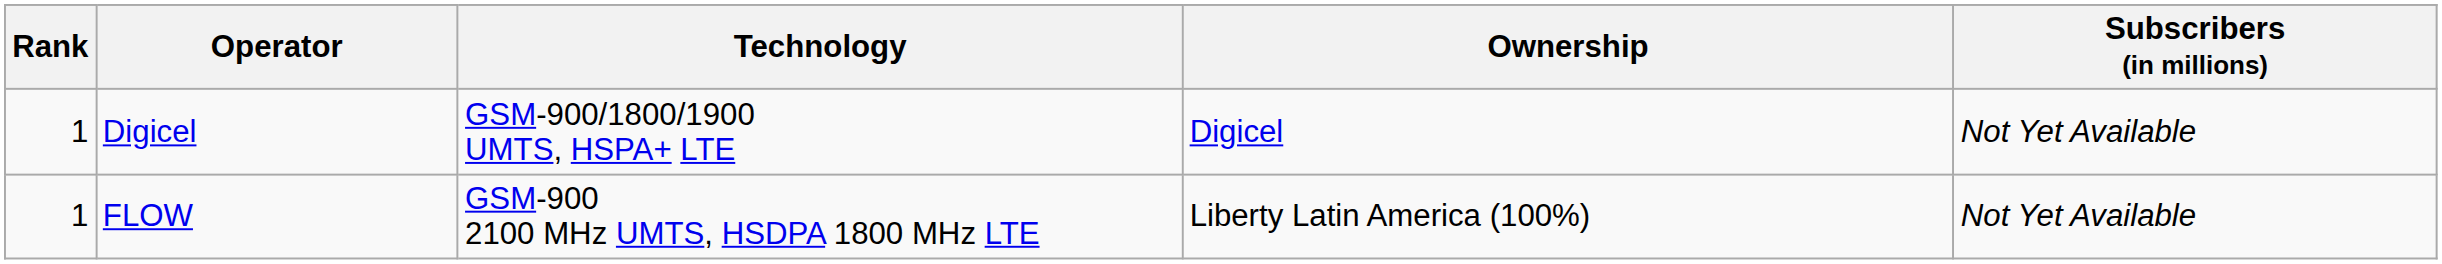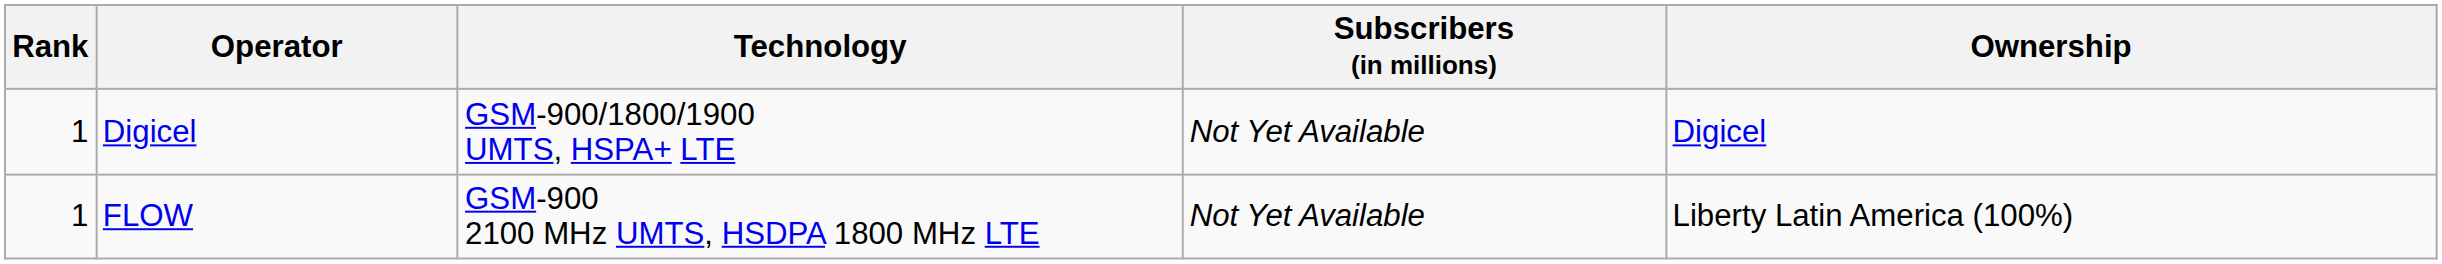columns swapped: (2195, 46) <-> (1568, 46)
